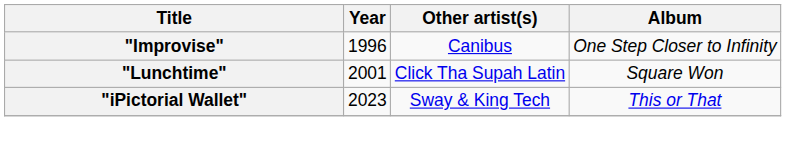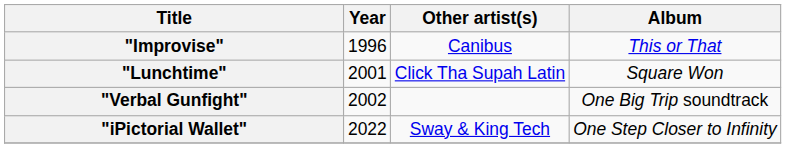(675, 45) One Step Closer to Infinity -> (675, 45) This or That
+ row: (174, 101)
(367, 101) 2023 -> (367, 128) 2022
(675, 101) This or That -> (675, 128) One Step Closer to Infinity
